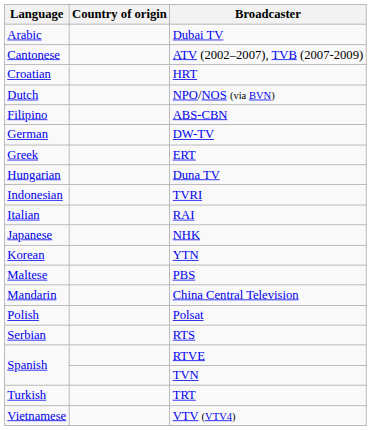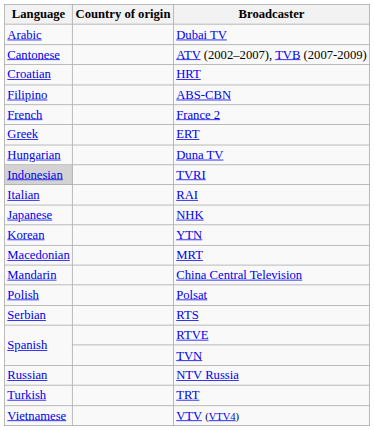- row: (224, 94)
+ row: (198, 114)
- row: (193, 134)
(35, 194) no background -> (35, 174) lightgrey background
+ row: (190, 255)
- row: (184, 275)
+ row: (208, 375)
